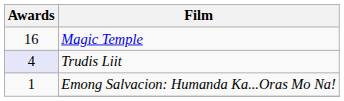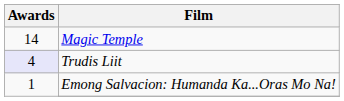(31, 38) 16 -> (31, 38) 14
